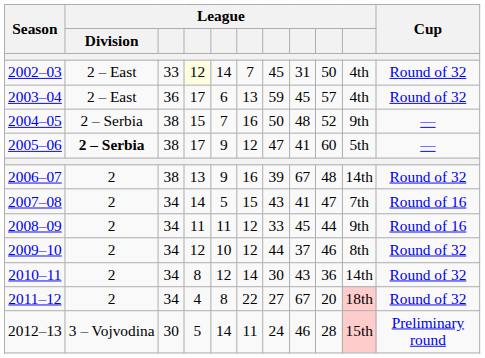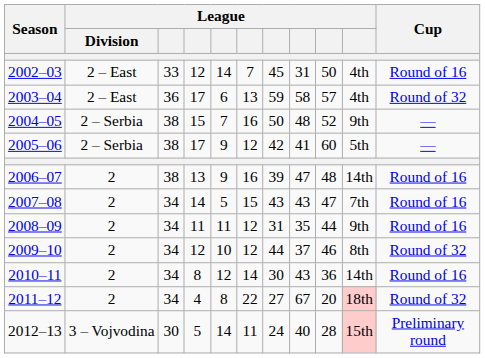(197, 72) lightyellow background -> (197, 72) no background
(428, 72) Round of 32 -> (428, 72) Round of 16
(303, 96) 45 -> (303, 96) 58
(112, 145) bold -> (112, 145) normal
(276, 145) 47 -> (276, 145) 42
(303, 176) 67 -> (303, 176) 47
(428, 176) Round of 32 -> (428, 176) Round of 16
(303, 201) 41 -> (303, 201) 43
(276, 225) 33 -> (276, 225) 31
(303, 225) 45 -> (303, 225) 35
(428, 274) Round of 32 -> (428, 274) Round of 16
(303, 331) 46 -> (303, 331) 40
